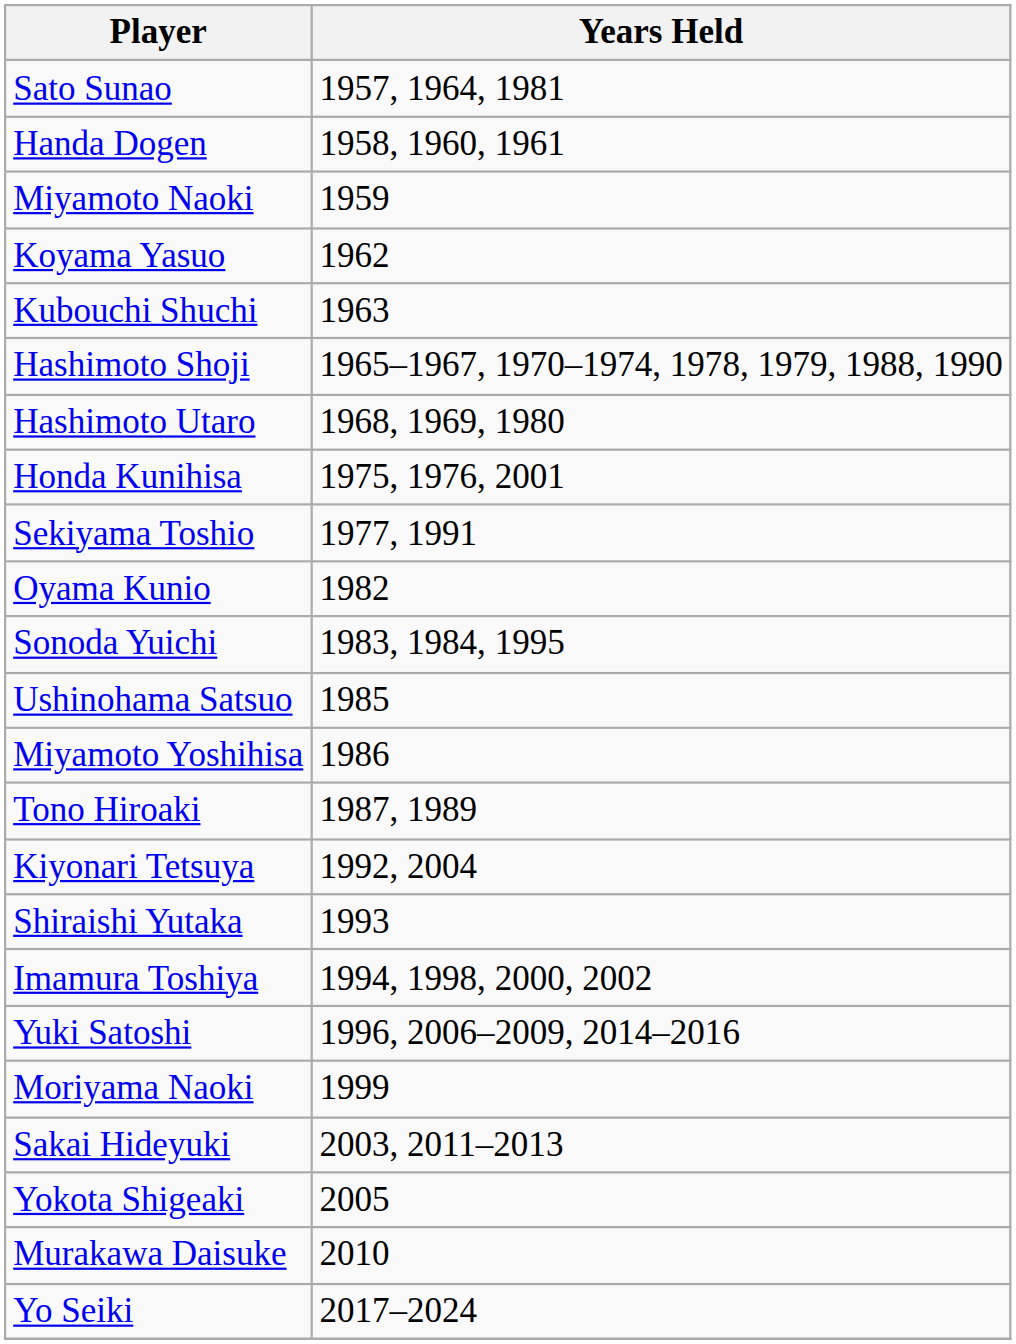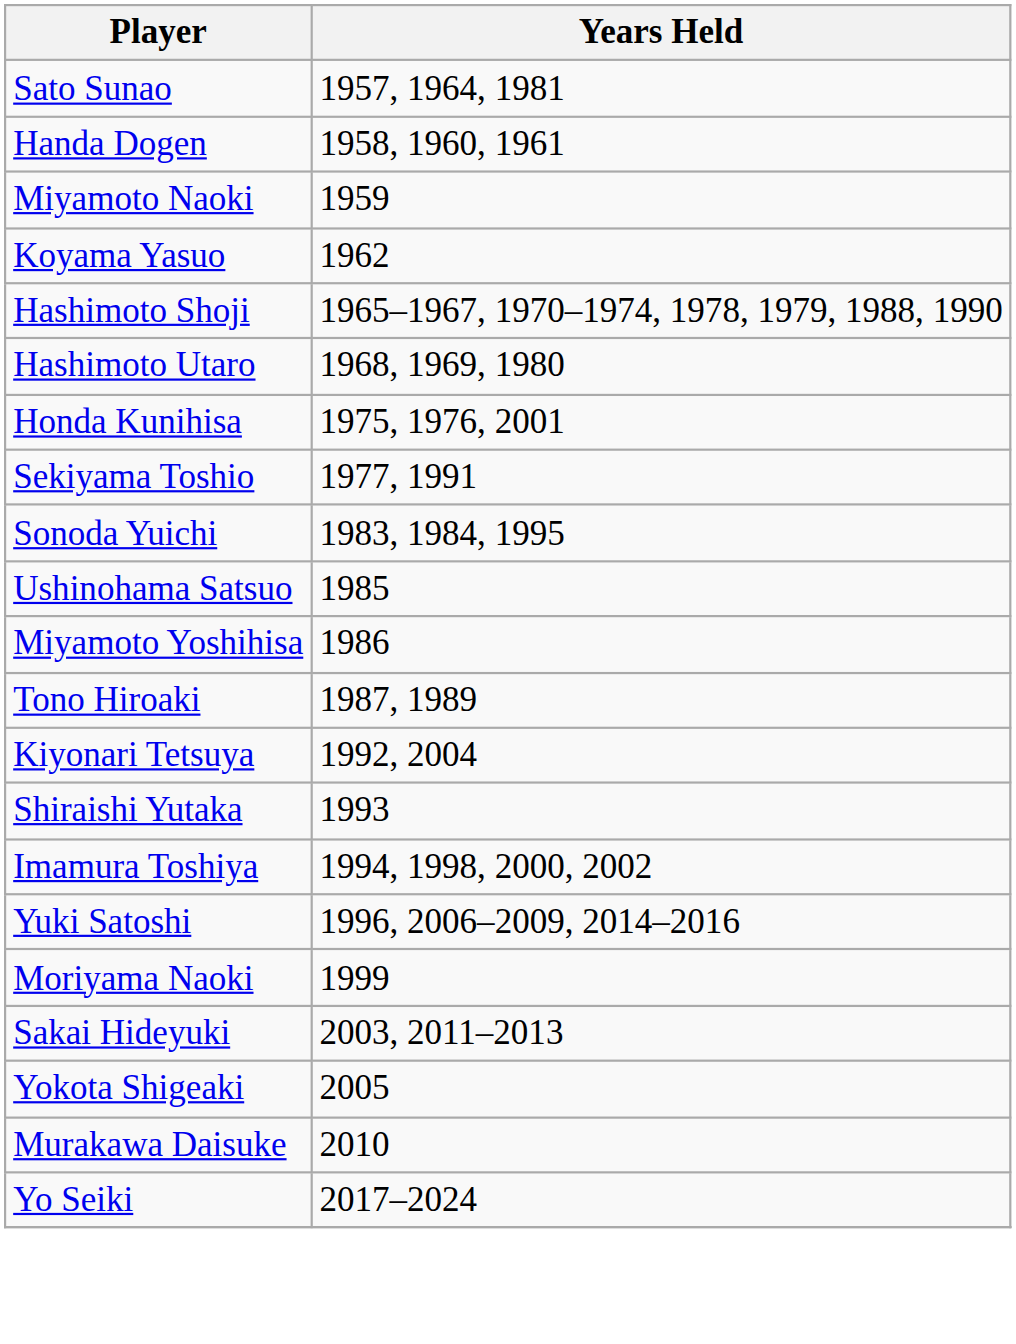- row: (135, 310)
- row: (112, 587)
